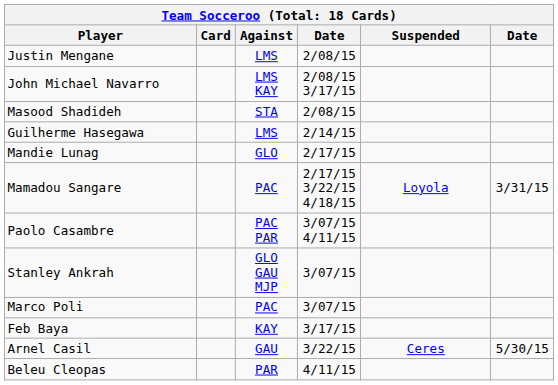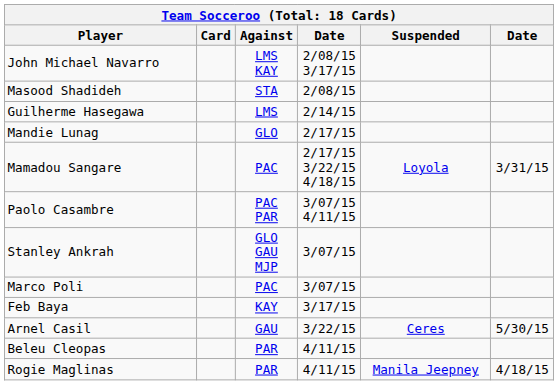- row: (61, 56)
+ row: (61, 369)
